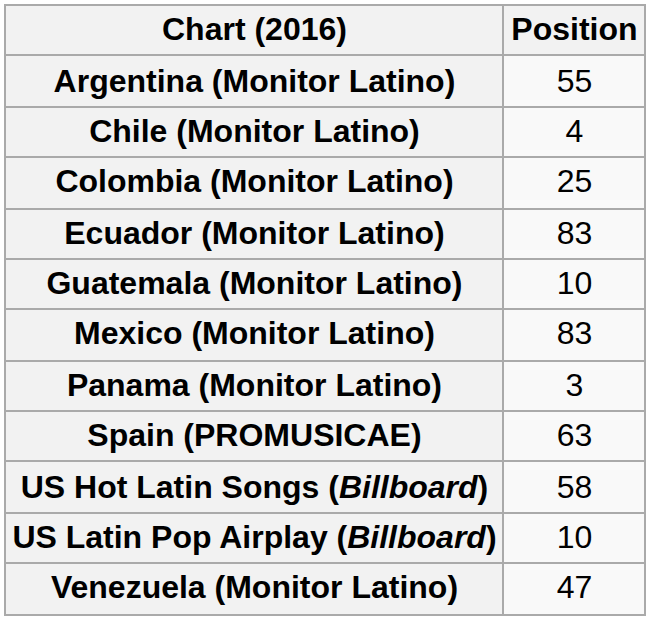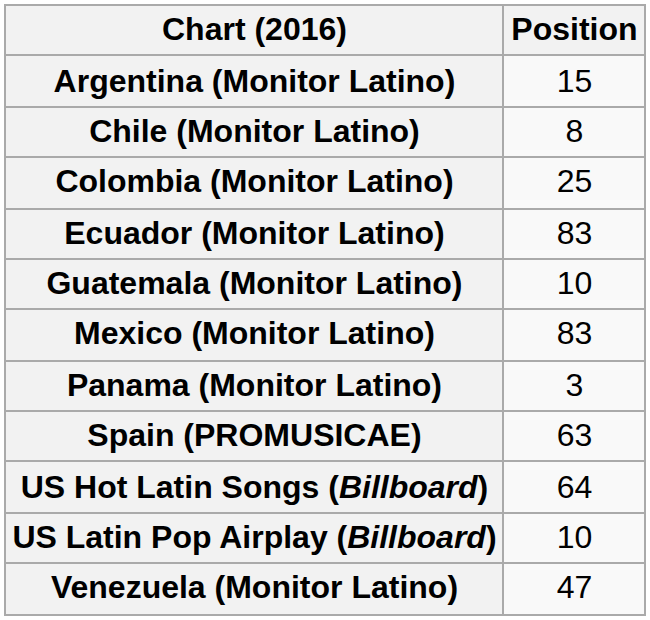(574, 80) 55 -> (574, 80) 15
(574, 131) 4 -> (574, 131) 8
(574, 486) 58 -> (574, 486) 64
